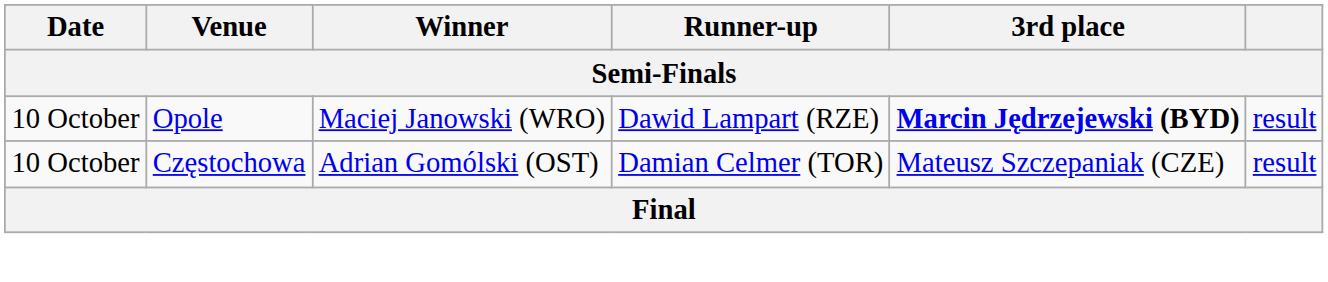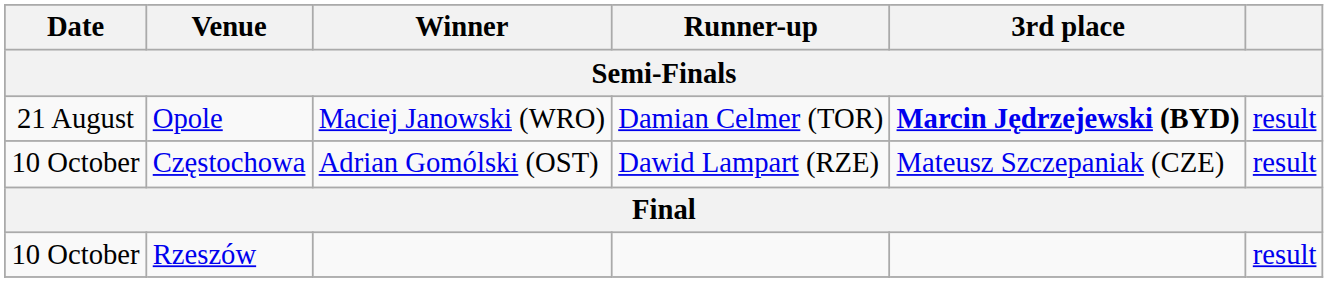(76, 118) 10 October -> (76, 118) 21 August
(749, 118) Dawid Lampart (RZE) -> (751, 118) Damian Celmer (TOR)
(751, 163) Damian Celmer (TOR) -> (749, 163) Dawid Lampart (RZE)
+ row: (204, 254)
